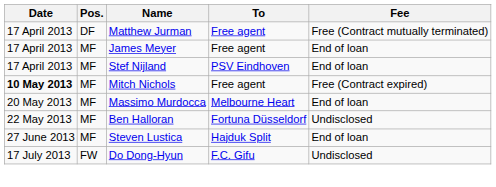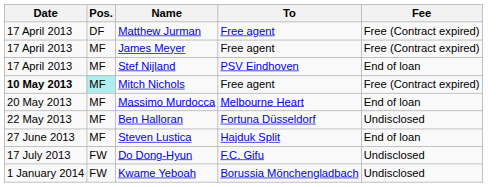(400, 31) Free (Contract mutually terminated) -> (422, 31) Free (Contract expired)
(340, 48) End of loan -> (422, 48) Free (Contract expired)
(88, 84) no background -> (97, 84) paleturquoise background
+ row: (157, 173)
